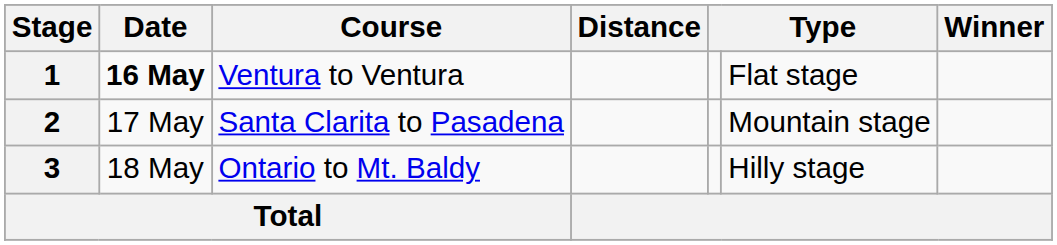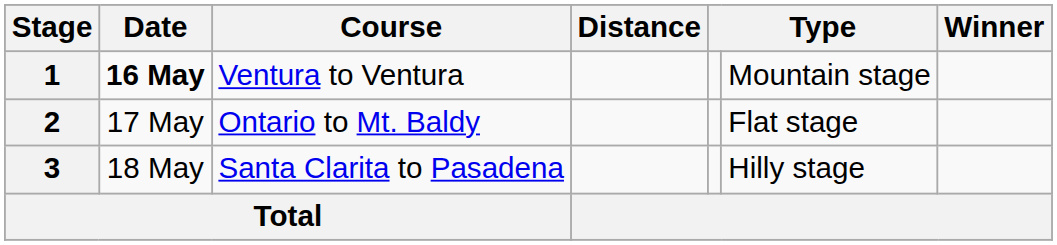(793, 74) Flat stage -> (830, 74) Mountain stage
(391, 121) Santa Clarita to Pasadena -> (349, 121) Ontario to Mt. Baldy
(830, 121) Mountain stage -> (793, 121) Flat stage
(349, 168) Ontario to Mt. Baldy -> (391, 168) Santa Clarita to Pasadena
